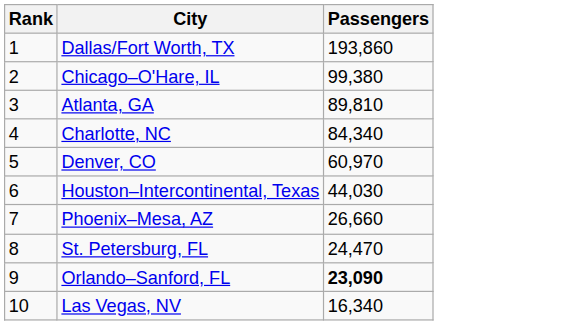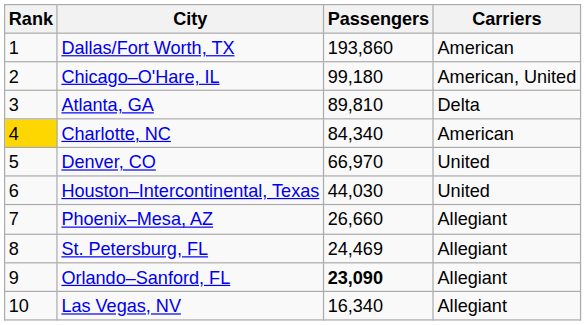+ column: (507, 19)
(355, 76) 99,380 -> (355, 76) 99,180
(14, 134) no background -> (14, 134) gold background
(355, 162) 60,970 -> (355, 162) 66,970
(355, 248) 24,470 -> (355, 248) 24,469
